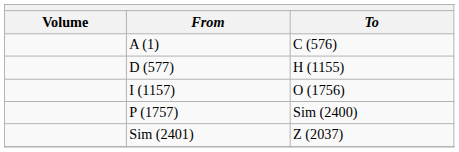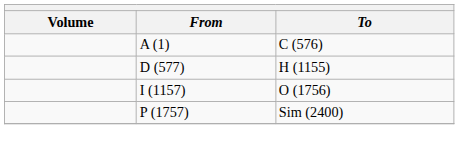- row: (161, 135)
